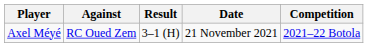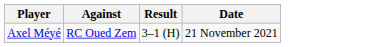- column: (322, 14)
